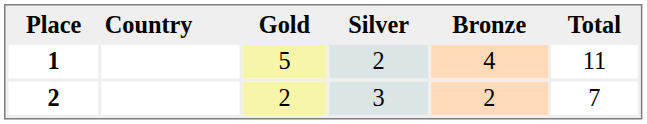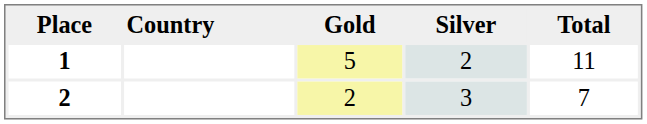- column: (489, 25)
